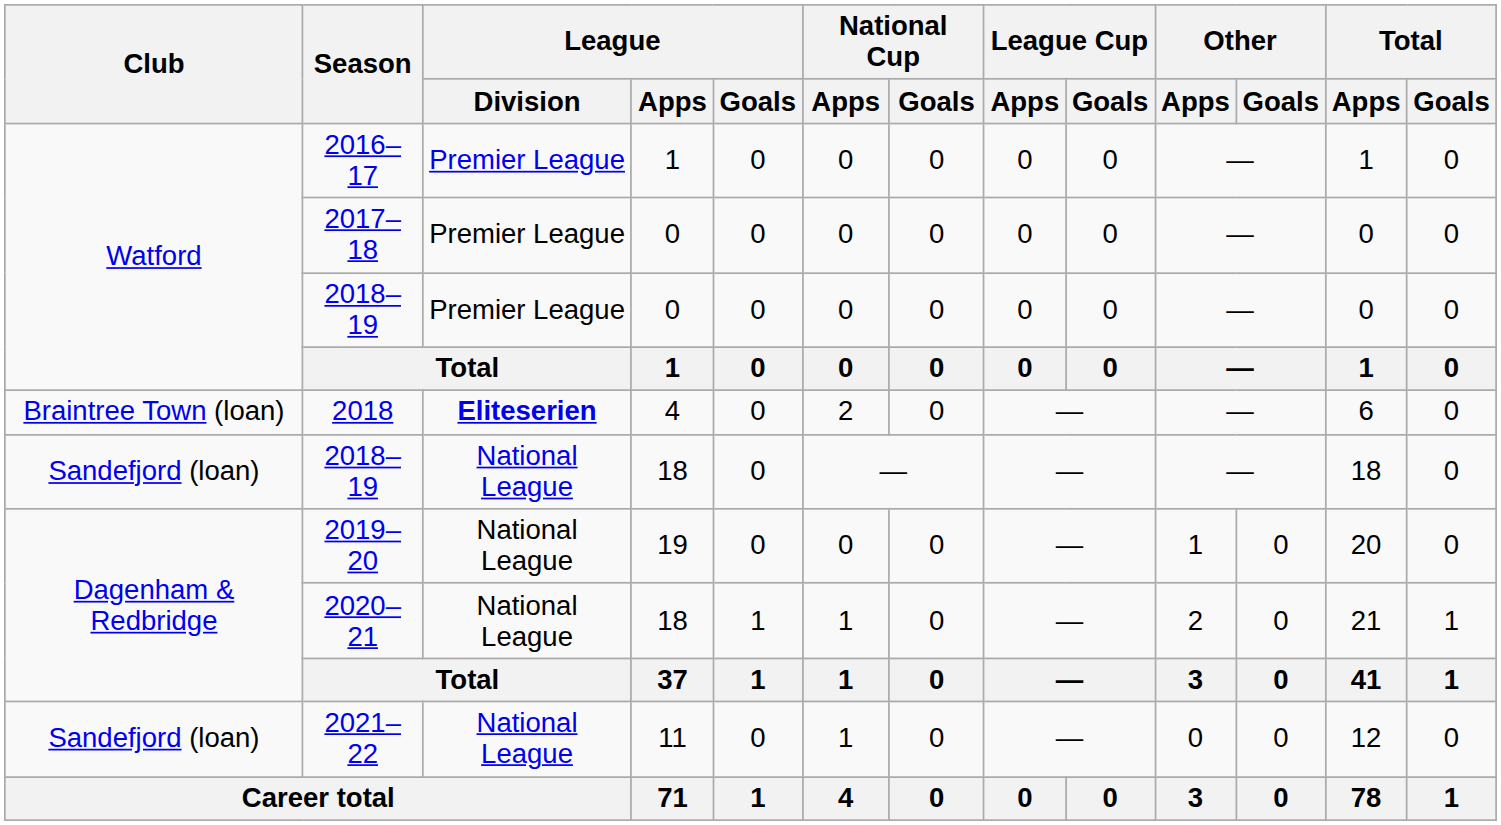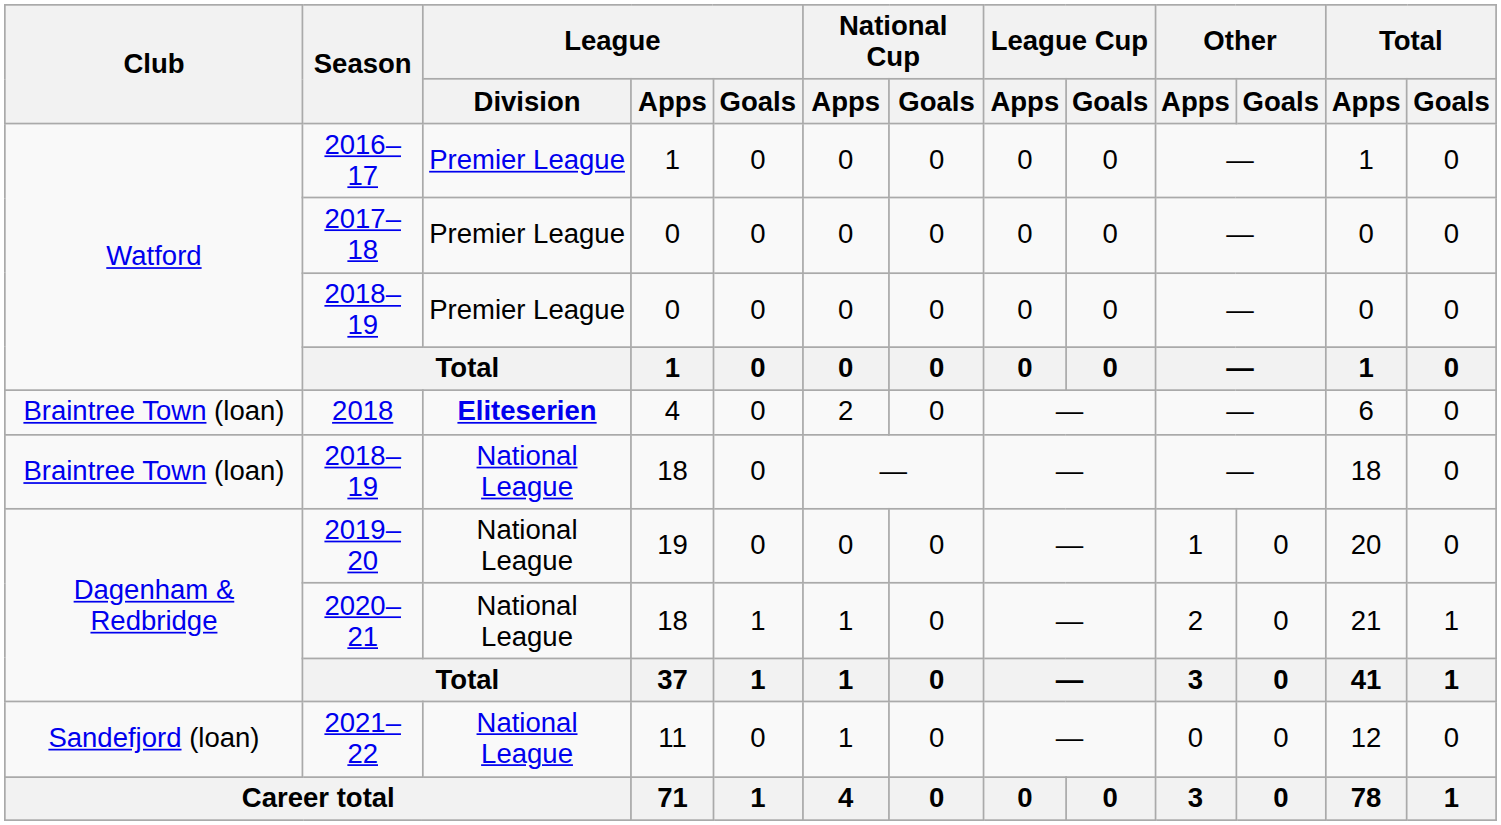(154, 471) Sandefjord (loan) -> (154, 471) Braintree Town (loan)
